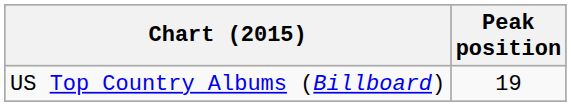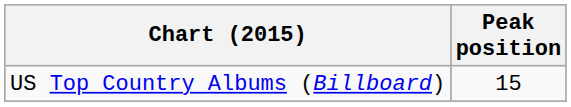(508, 84) 19 -> (508, 84) 15
